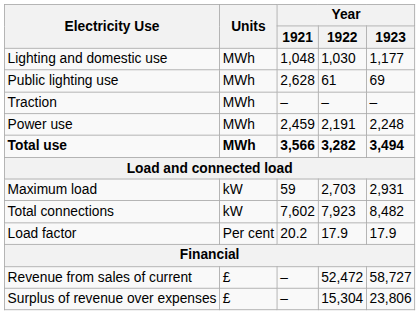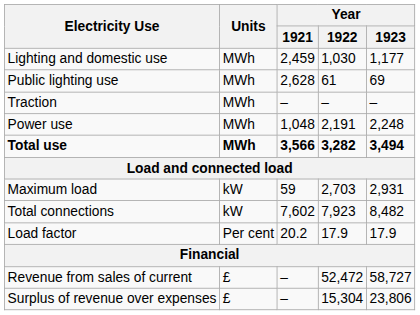(298, 59) 1,048 -> (298, 59) 2,459
(298, 124) 2,459 -> (298, 124) 1,048
